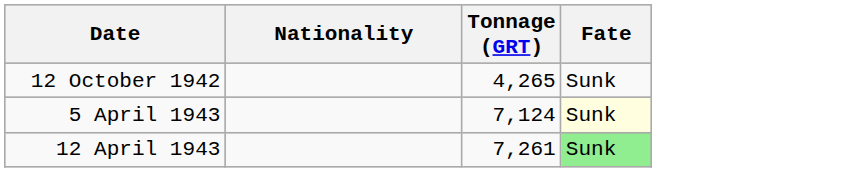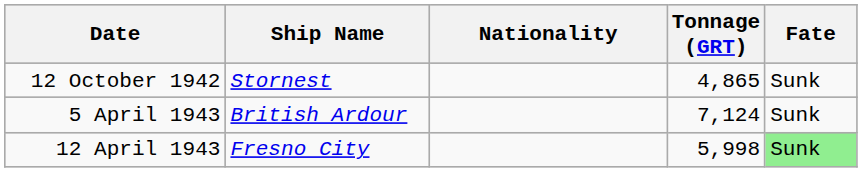+ column: (328, 34)
(524, 81) 4,265 -> (729, 81) 4,865
(591, 115) lightyellow background -> (795, 115) no background
(524, 149) 7,261 -> (729, 149) 5,998
